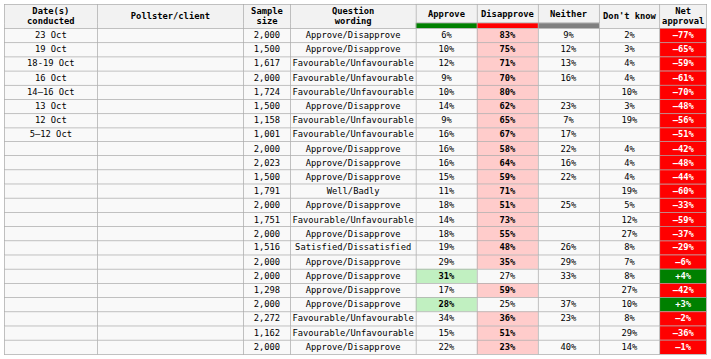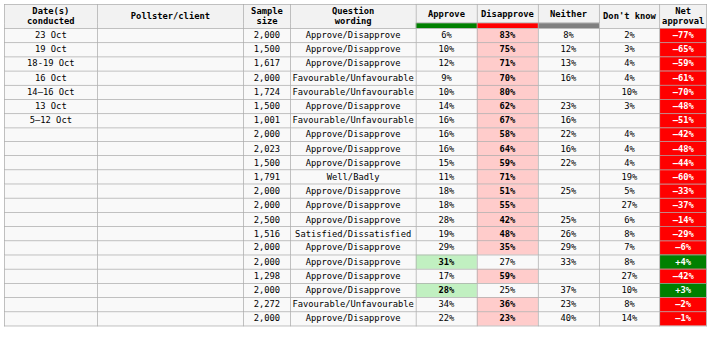(568, 36) 9% -> (568, 36) 8%
(353, 64) Favourable/Unfavourable -> (353, 64) Approve/Disapprove
- row: (51, 121)
(568, 135) 17% -> (568, 121) 16%
- row: (51, 220)
+ row: (51, 220)
- row: (51, 333)
